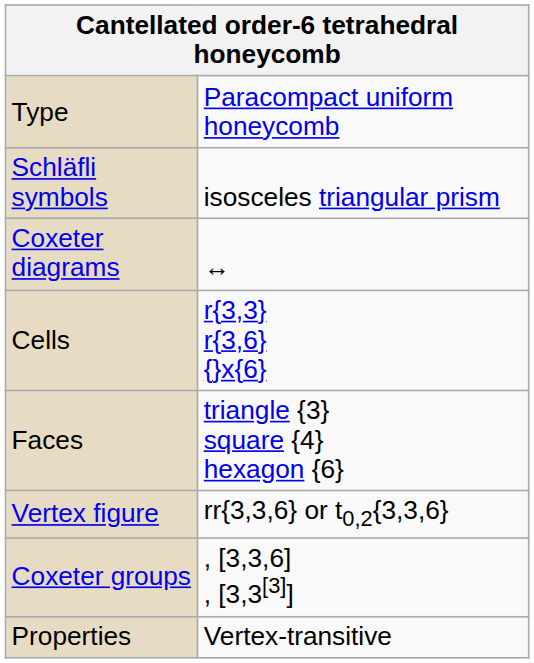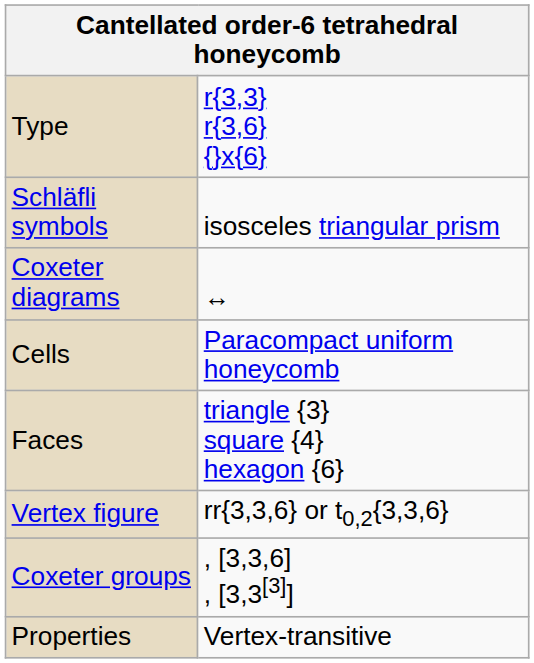(328, 111) Paracompact uniform honeycomb -> (235, 126) r{3,3} r{3,6} {}x{6}
(235, 339) r{3,3} r{3,6} {}x{6} -> (328, 354) Paracompact uniform honeycomb
